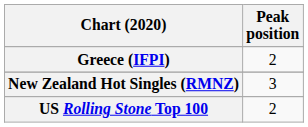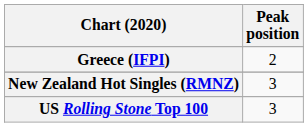(273, 109) 2 -> (273, 109) 3
